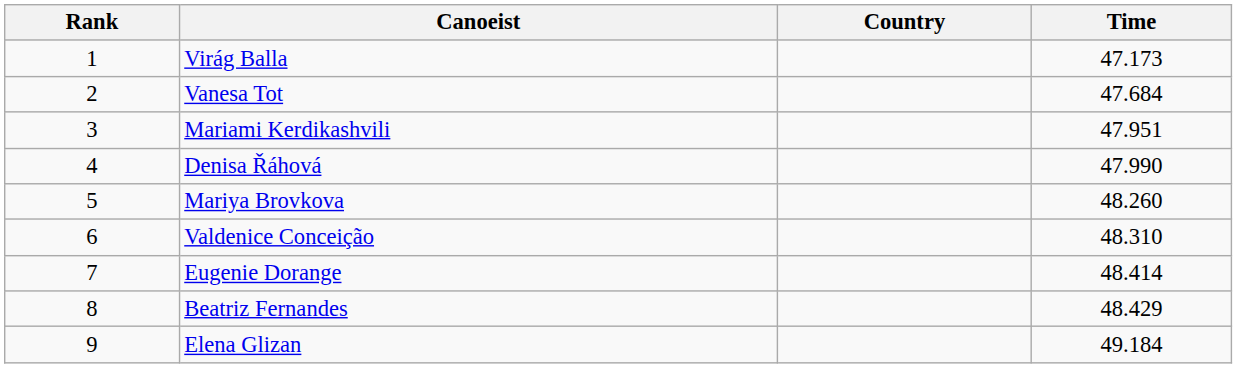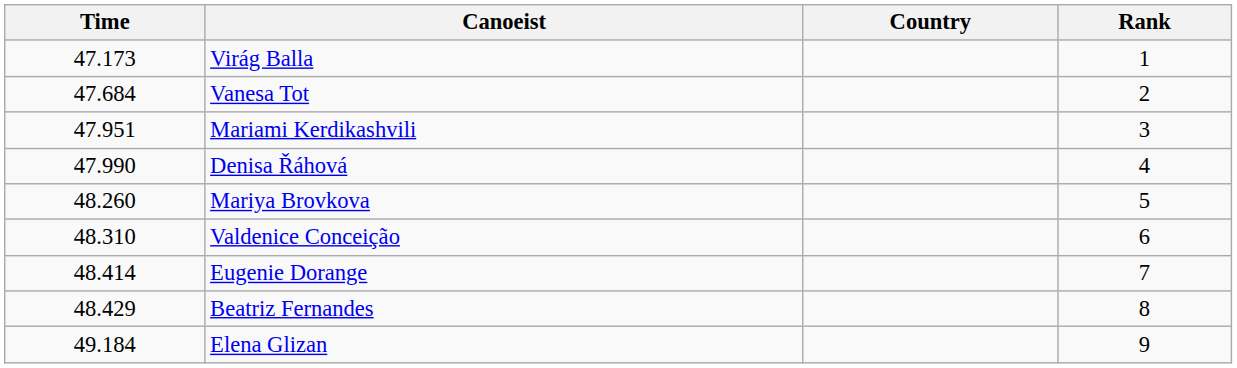columns swapped: (92, 22) <-> (1132, 22)
